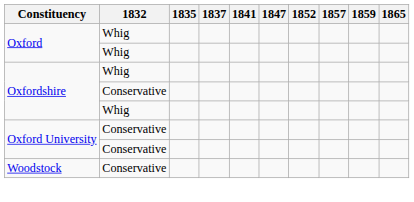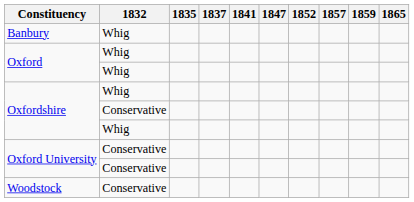+ row: (28, 33)
